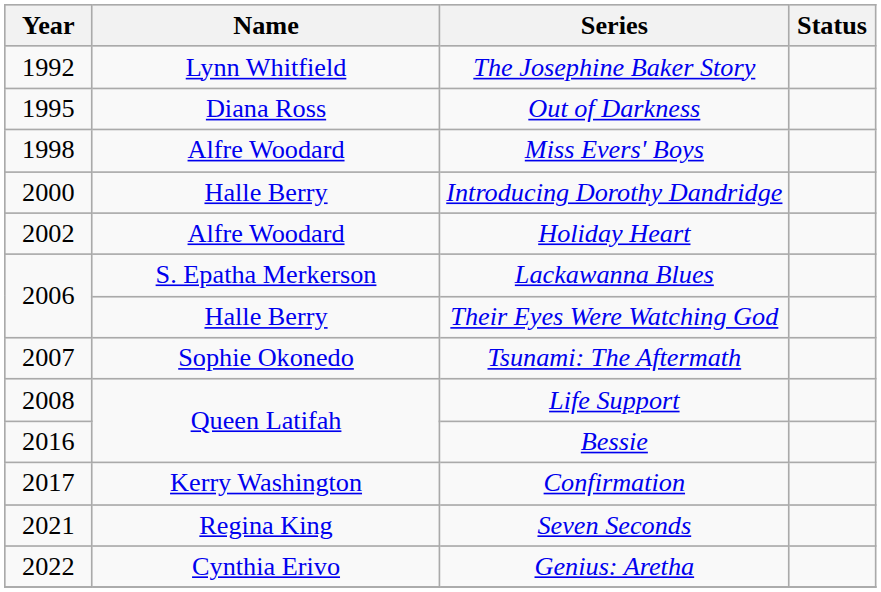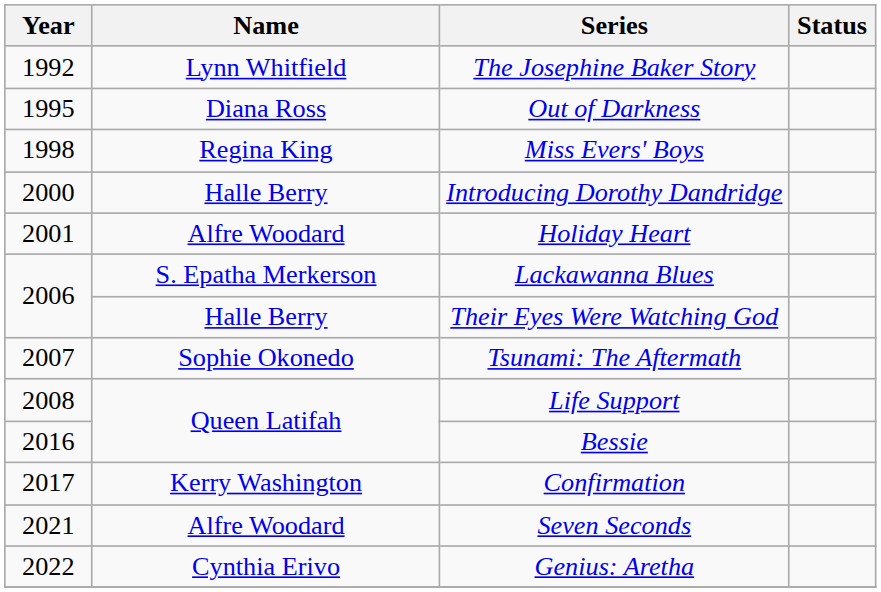(266, 150) Alfre Woodard -> (266, 150) Regina King
(48, 233) 2002 -> (48, 233) 2001
(266, 524) Regina King -> (266, 524) Alfre Woodard
